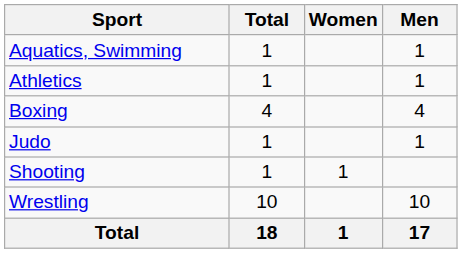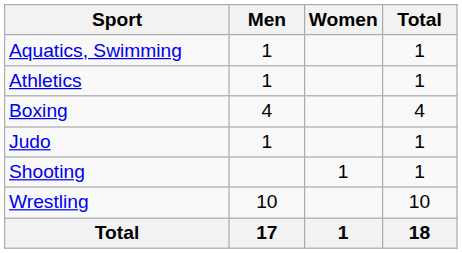columns swapped: (420, 19) <-> (267, 19)
